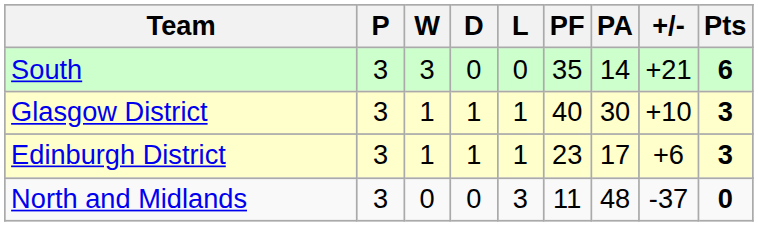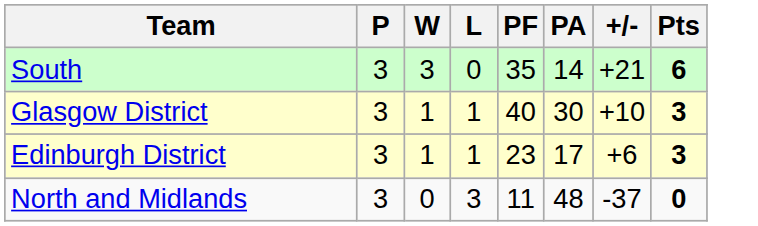- column: (474, 26)
